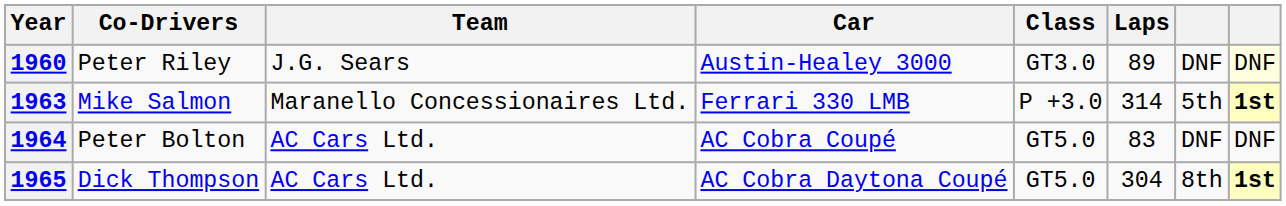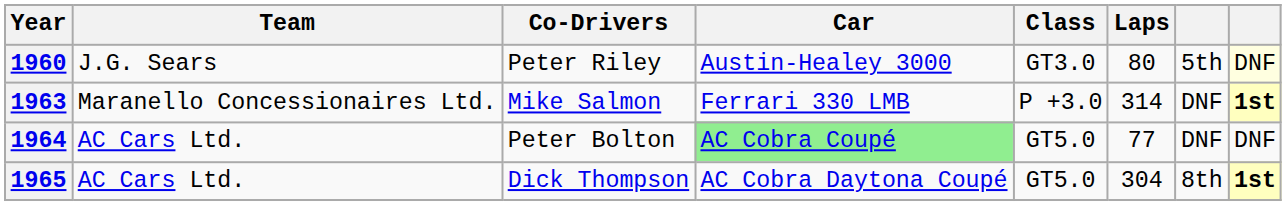columns swapped: (480, 24) <-> (168, 24)
(1142, 63) 89 -> (1142, 63) 80
(1202, 63) DNF -> (1202, 63) 5th
(1202, 102) 5th -> (1202, 102) DNF
(798, 142) no background -> (798, 142) lightgreen background
(1142, 142) 83 -> (1142, 142) 77
